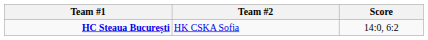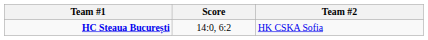columns swapped: (381, 12) <-> (256, 12)
